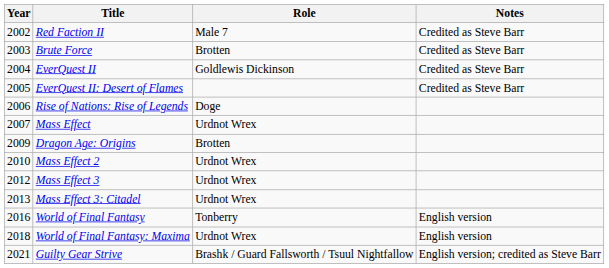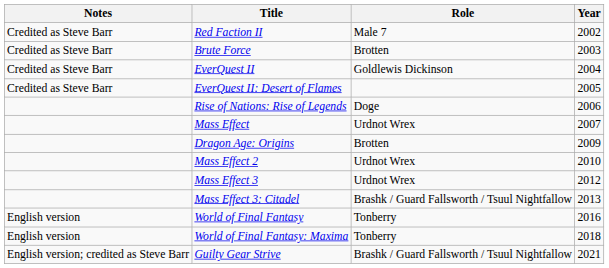columns swapped: (19, 13) <-> (510, 13)
(226, 198) Urdnot Wrex -> (463, 198) Brashk / Guard Fallsworth / Tsuul Nightfallow
(226, 236) Urdnot Wrex -> (375, 236) Tonberry
